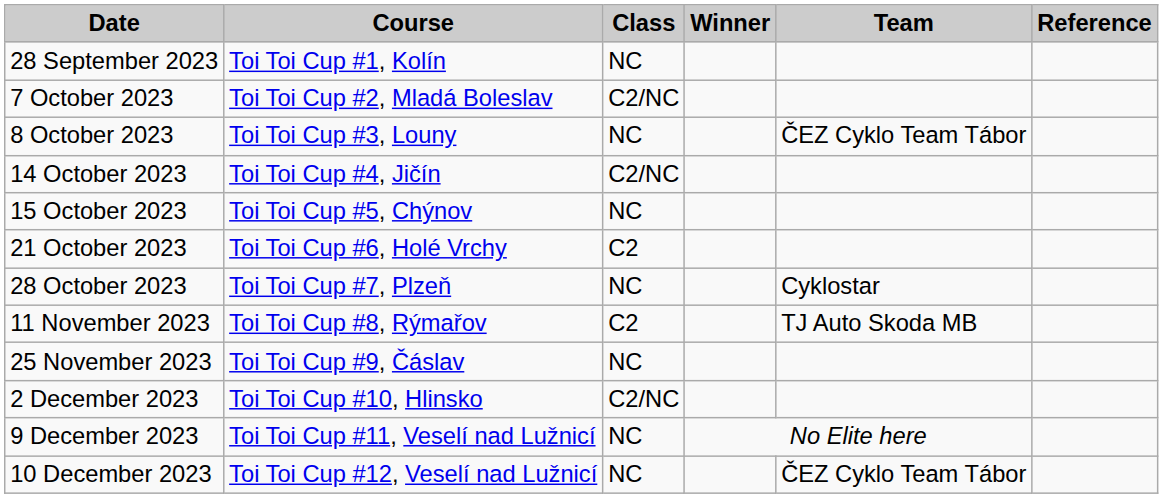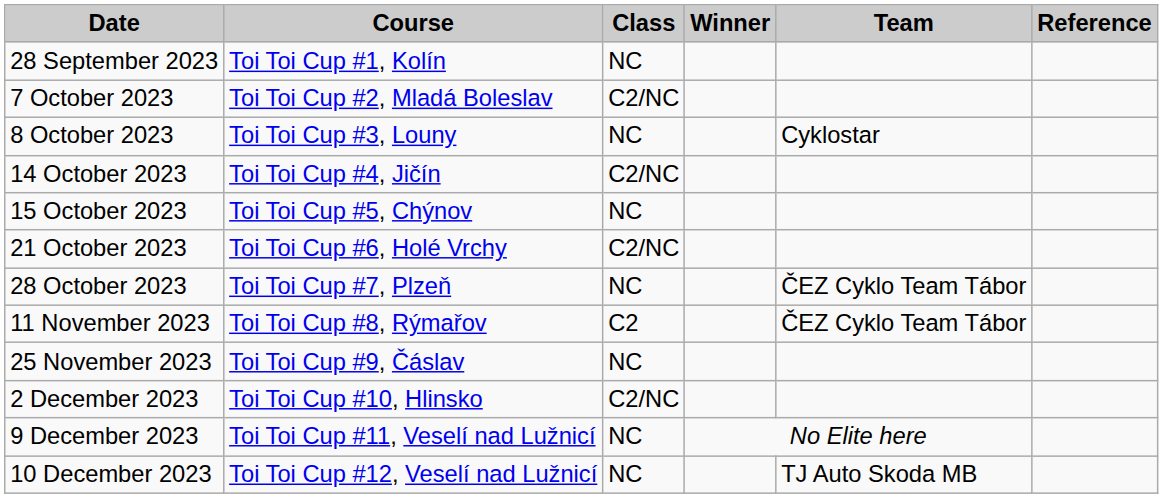(904, 135) ČEZ Cyklo Team Tábor -> (830, 135) Cyklostar
(623, 248) C2 -> (644, 248) C2/NC
(830, 286) Cyklostar -> (904, 286) ČEZ Cyklo Team Tábor
(879, 323) TJ Auto Skoda MB -> (904, 323) ČEZ Cyklo Team Tábor
(904, 473) ČEZ Cyklo Team Tábor -> (879, 473) TJ Auto Skoda MB
